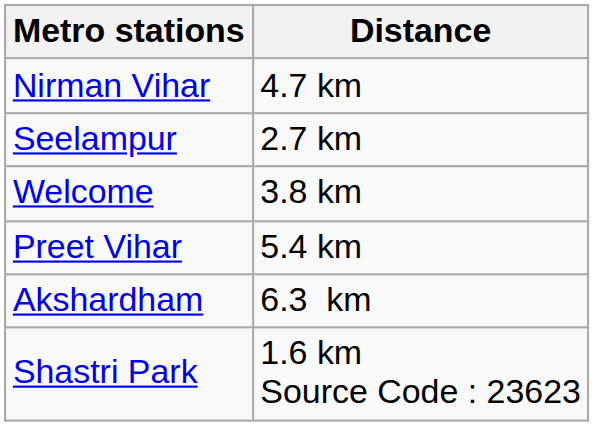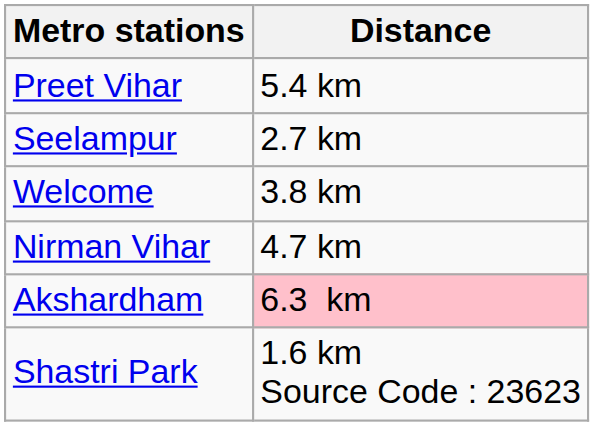rows swapped: (112, 85) <-> (97, 246)
(316, 300) no background -> (316, 300) pink background
